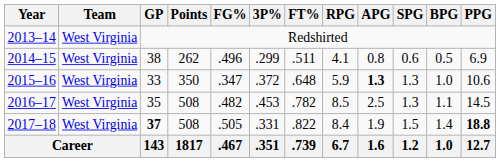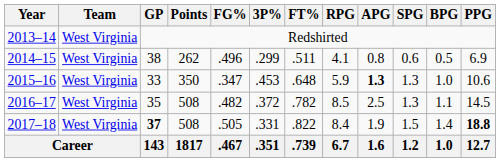(267, 80) .372 -> (267, 80) .453
(267, 102) .453 -> (267, 102) .372
